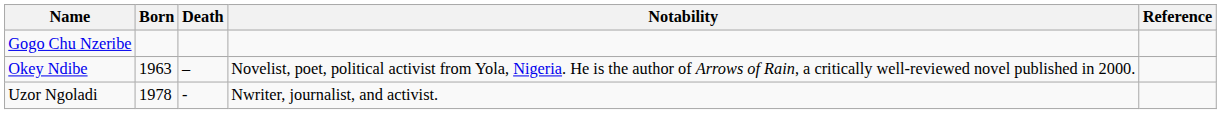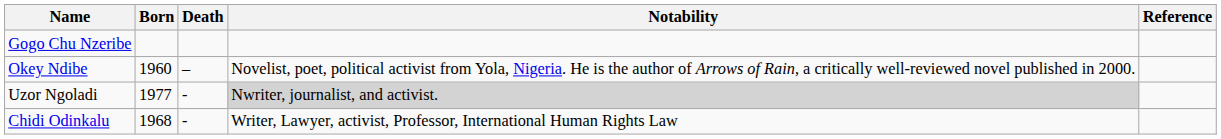(155, 69) 1963 -> (155, 69) 1960
(155, 95) 1978 -> (155, 95) 1977
(335, 95) no background -> (335, 95) lightgrey background
+ row: (59, 120)
